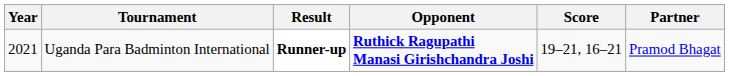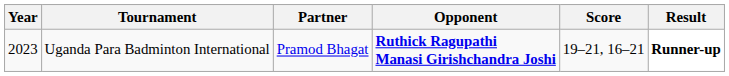columns swapped: (675, 17) <-> (311, 17)
(23, 50) 2021 -> (23, 50) 2023
